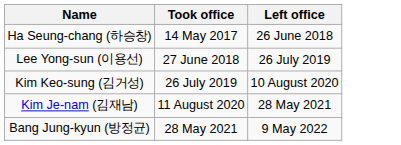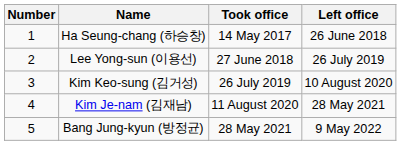+ column: (31, 15)
